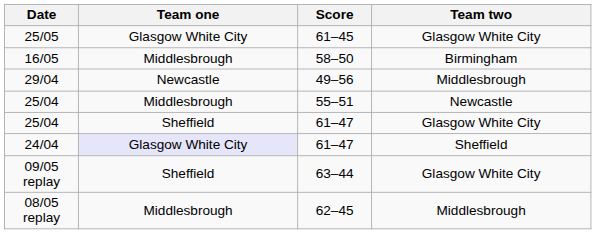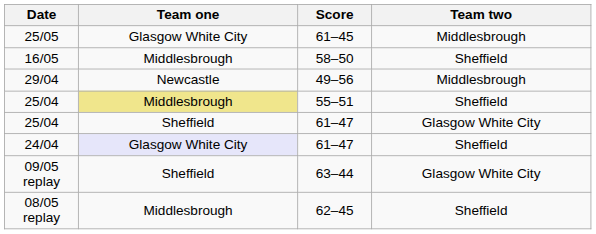(481, 36) Glasgow White City -> (481, 36) Middlesbrough
(481, 58) Birmingham -> (481, 58) Sheffield
(188, 101) no background -> (188, 101) khaki background
(481, 101) Newcastle -> (481, 101) Sheffield
(481, 210) Middlesbrough -> (481, 210) Sheffield
